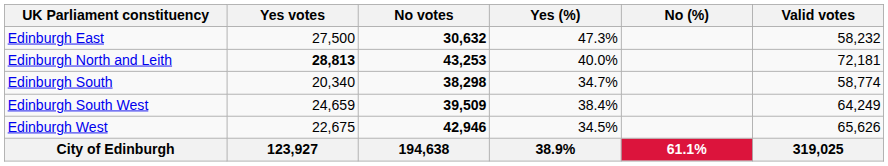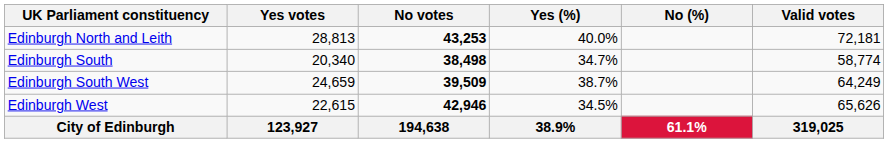- row: (56, 37)
(333, 60) bold -> (333, 37) normal
(465, 82) 38,298 -> (465, 60) 38,498
(598, 104) 38.4% -> (598, 82) 38.7%
(333, 127) 22,675 -> (333, 104) 22,615
